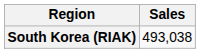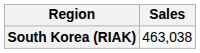(167, 37) 493,038 -> (167, 37) 463,038
